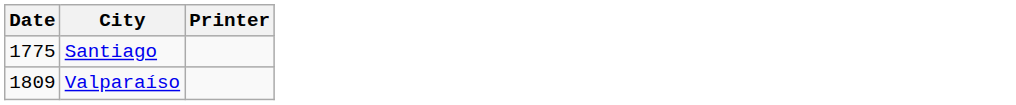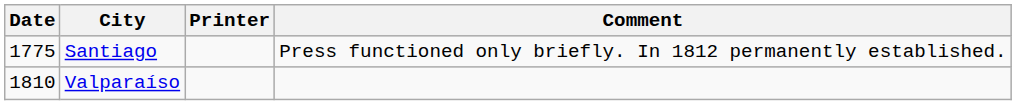+ column: (643, 20)
(32, 83) 1809 -> (32, 83) 1810
